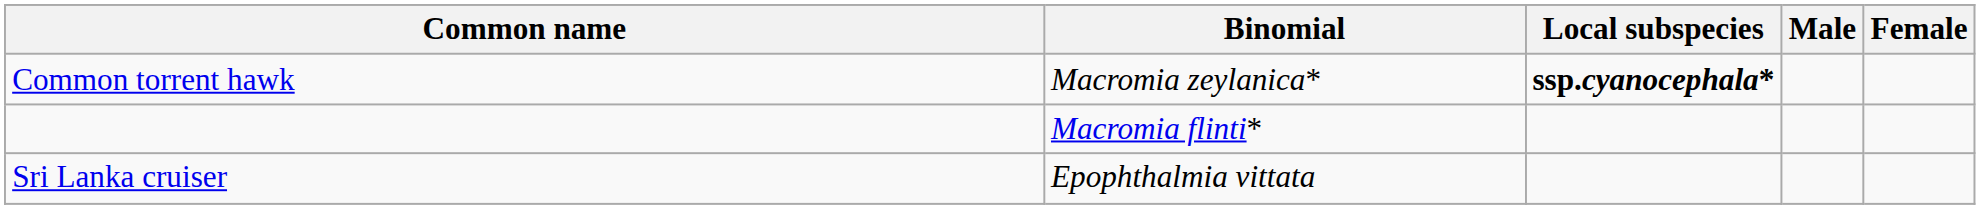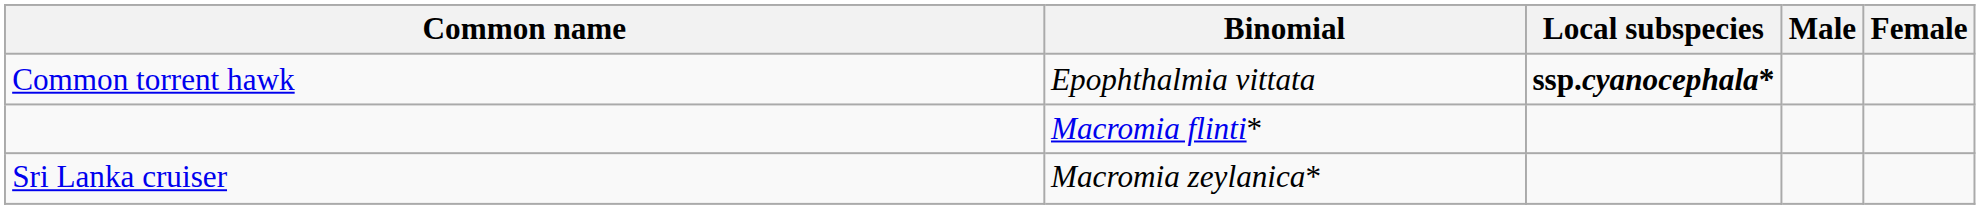(1186, 78) Macromia zeylanica* -> (1183, 78) Epophthalmia vittata
(1183, 177) Epophthalmia vittata -> (1186, 177) Macromia zeylanica*
